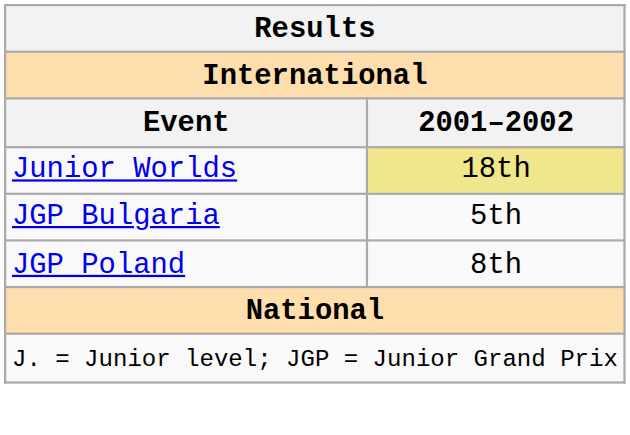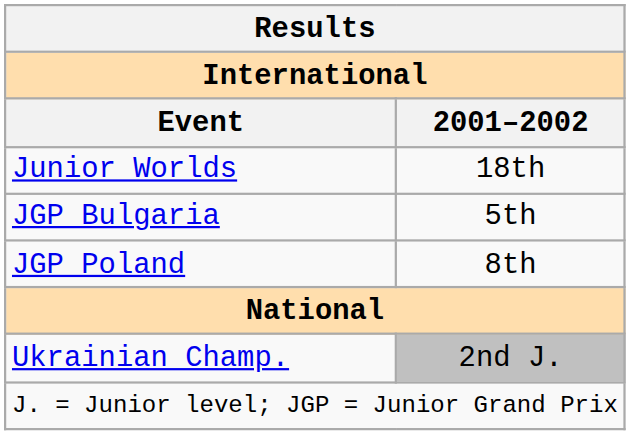(496, 170) khaki background -> (511, 170) no background
+ row: (151, 358)
